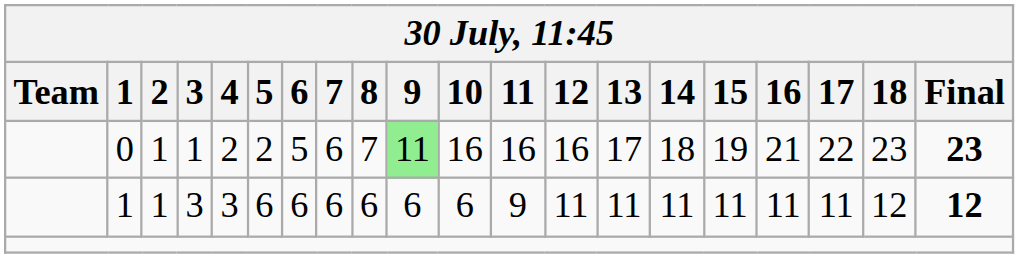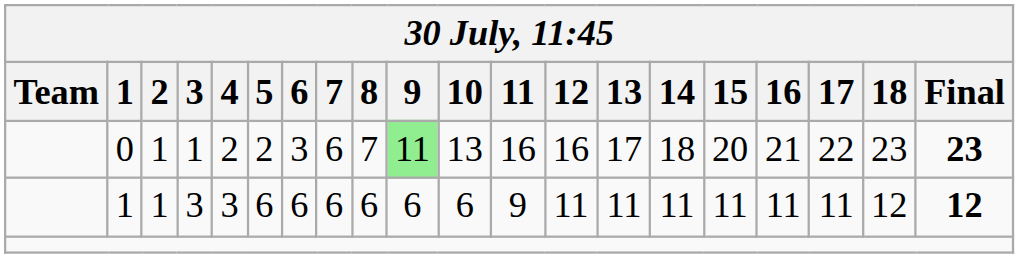(299, 148) 5 -> (299, 148) 3
(465, 148) 16 -> (465, 148) 13
(730, 148) 19 -> (730, 148) 20
